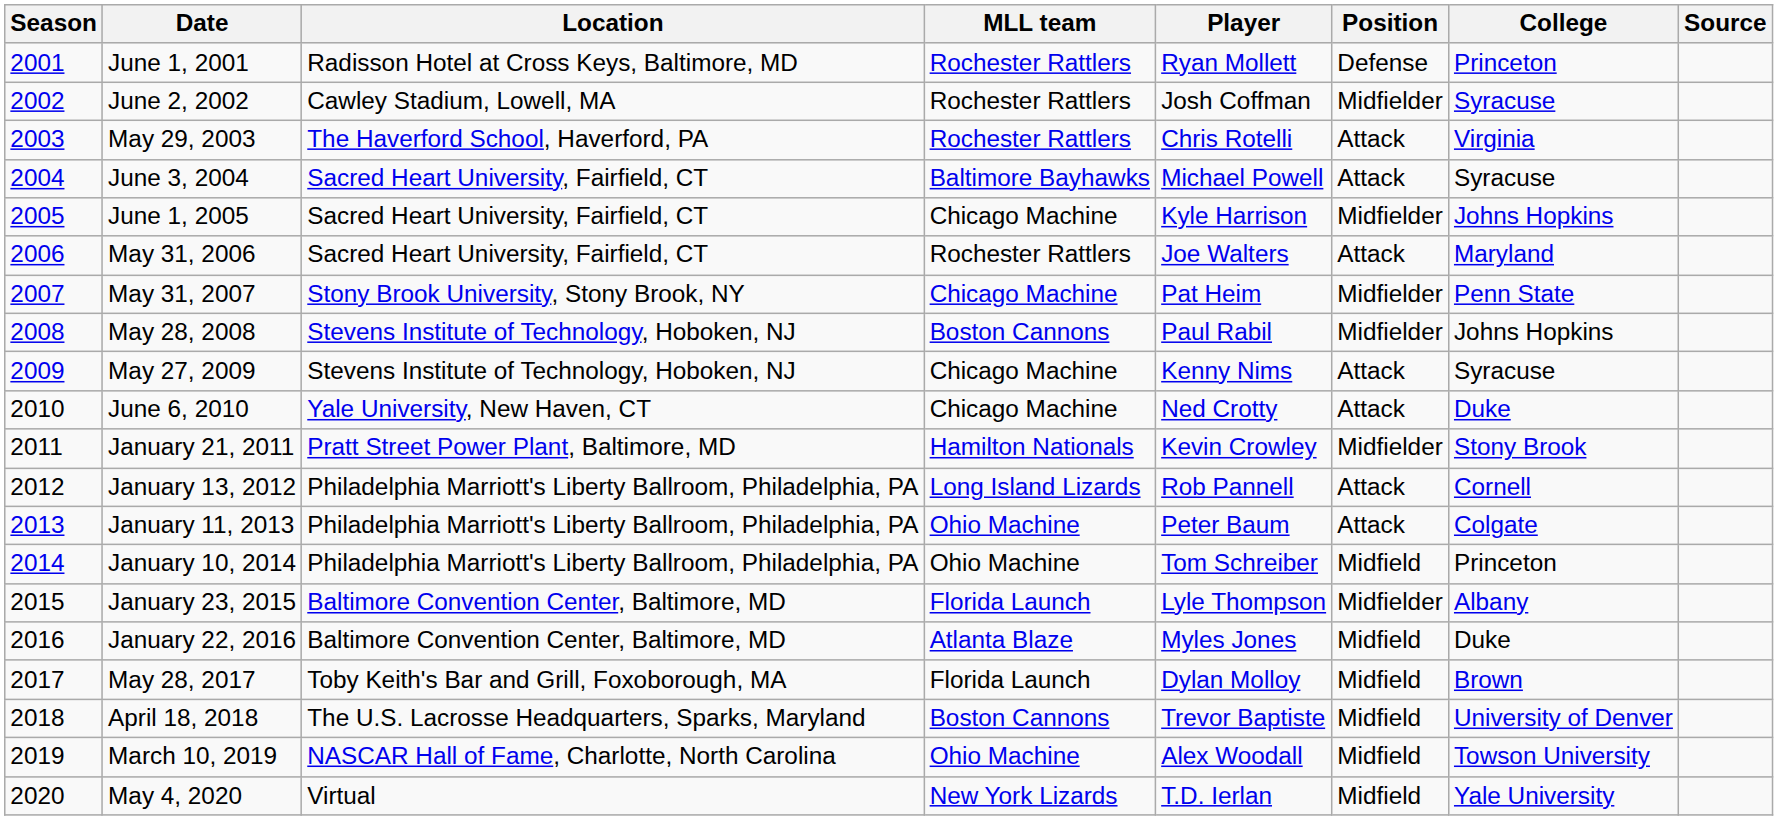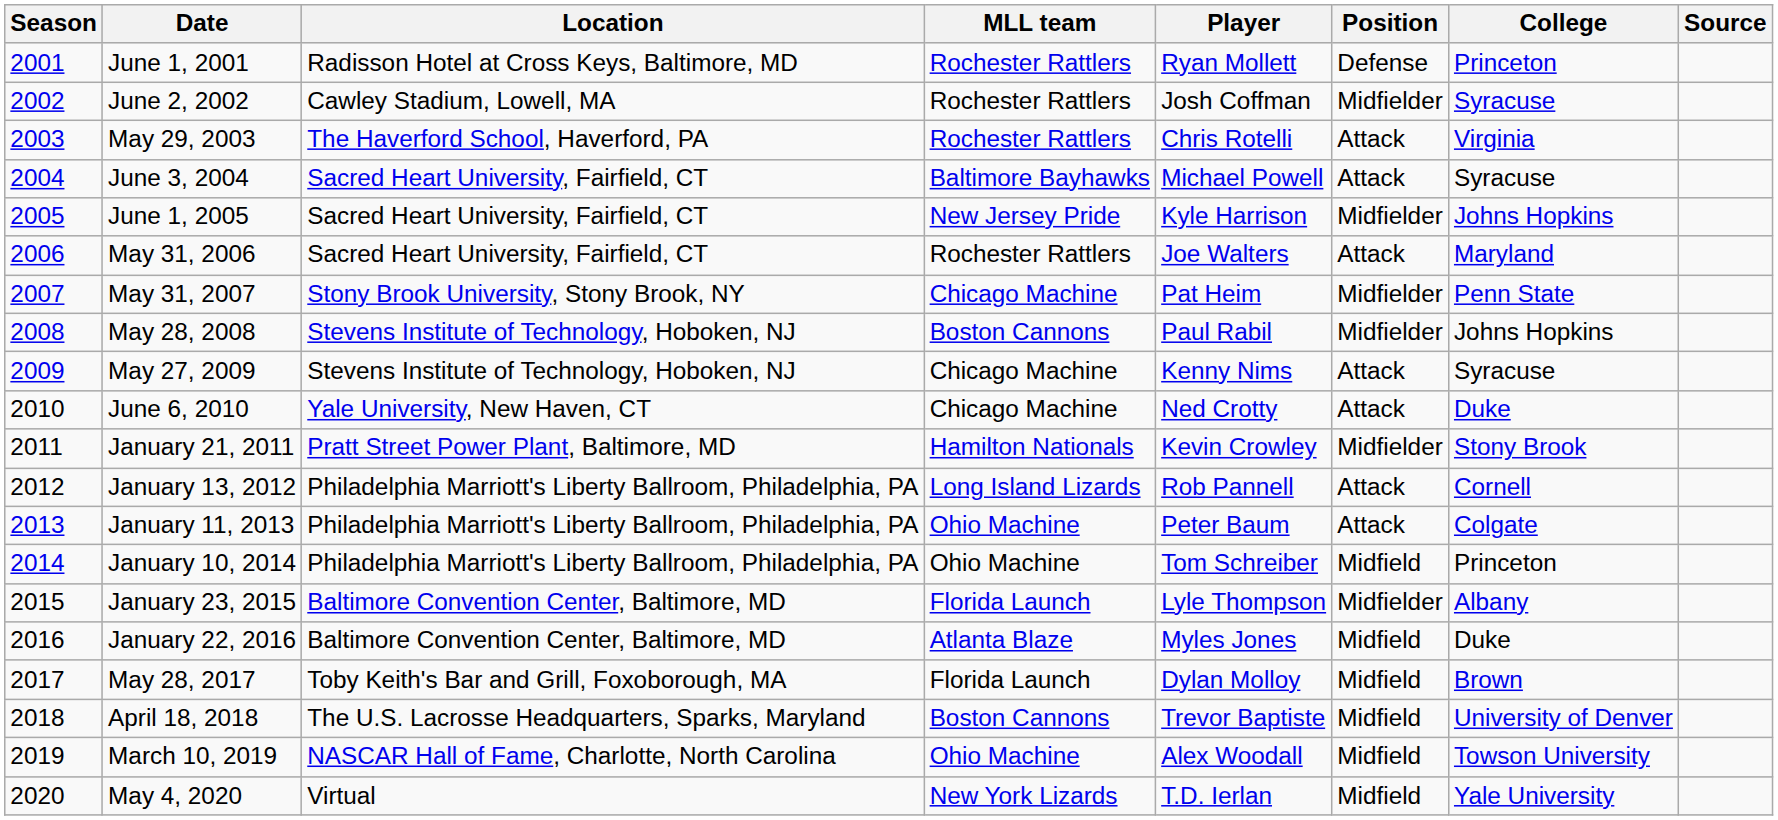(1024, 216) Chicago Machine -> (1025, 216) New Jersey Pride
